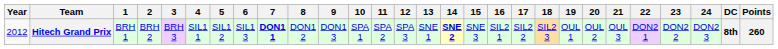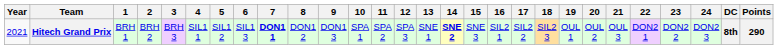(17, 31) 2012 -> (17, 31) 2021
(757, 31) 260 -> (757, 31) 290
